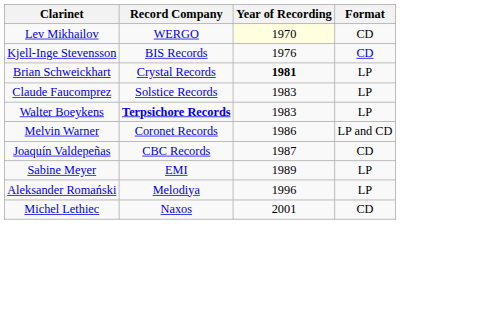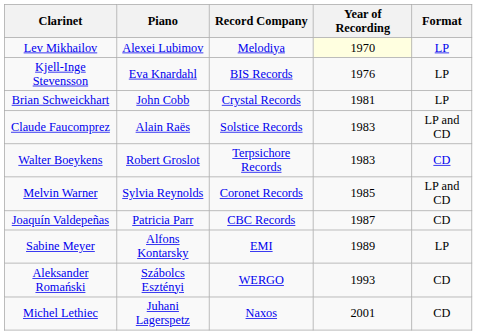+ column: (163, 21)
(176, 33) WERGO -> (261, 47) Melodiya
(365, 33) CD -> (442, 47) LP
(365, 53) CD -> (442, 74) LP
(284, 72) bold -> (363, 100) normal
(365, 92) LP -> (442, 127) LP and CD
(176, 111) bold -> (261, 160) normal
(365, 111) LP -> (442, 160) CD
(284, 131) 1986 -> (363, 193) 1985
(176, 190) Melodiya -> (261, 280) WERGO
(284, 190) 1996 -> (363, 280) 1993
(365, 190) LP -> (442, 280) CD
